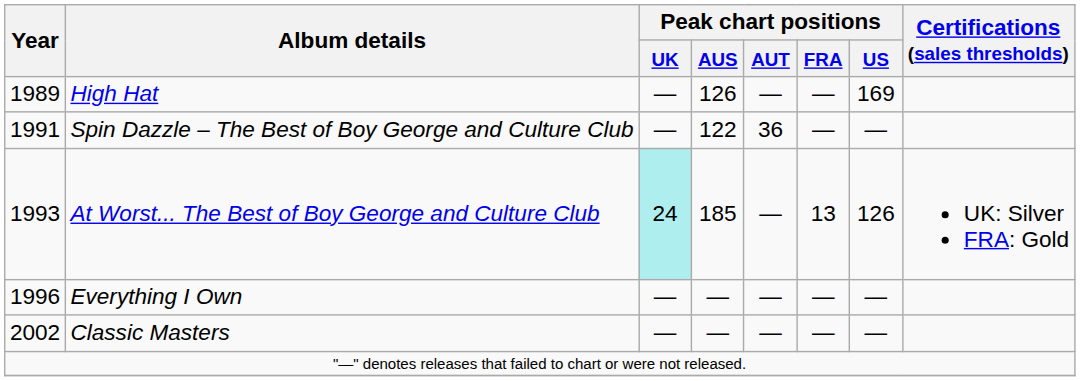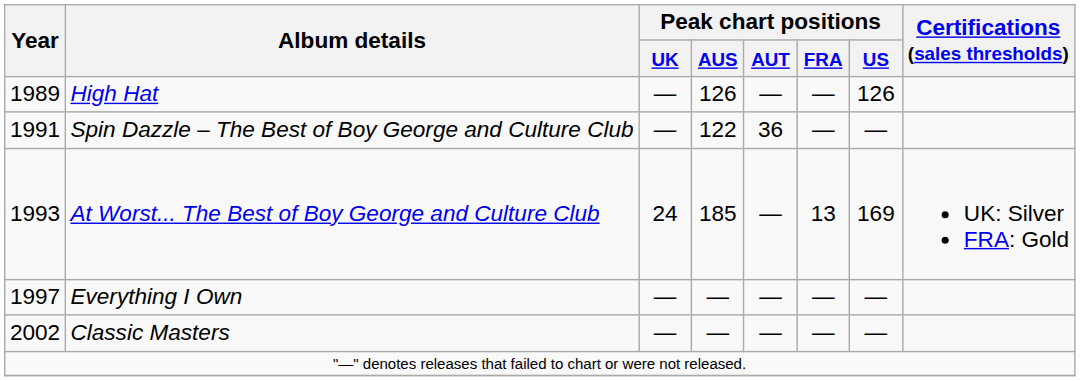(876, 93) 169 -> (876, 93) 126
(665, 213) paleturquoise background -> (665, 213) no background
(876, 213) 126 -> (876, 213) 169
(35, 297) 1996 -> (35, 297) 1997
